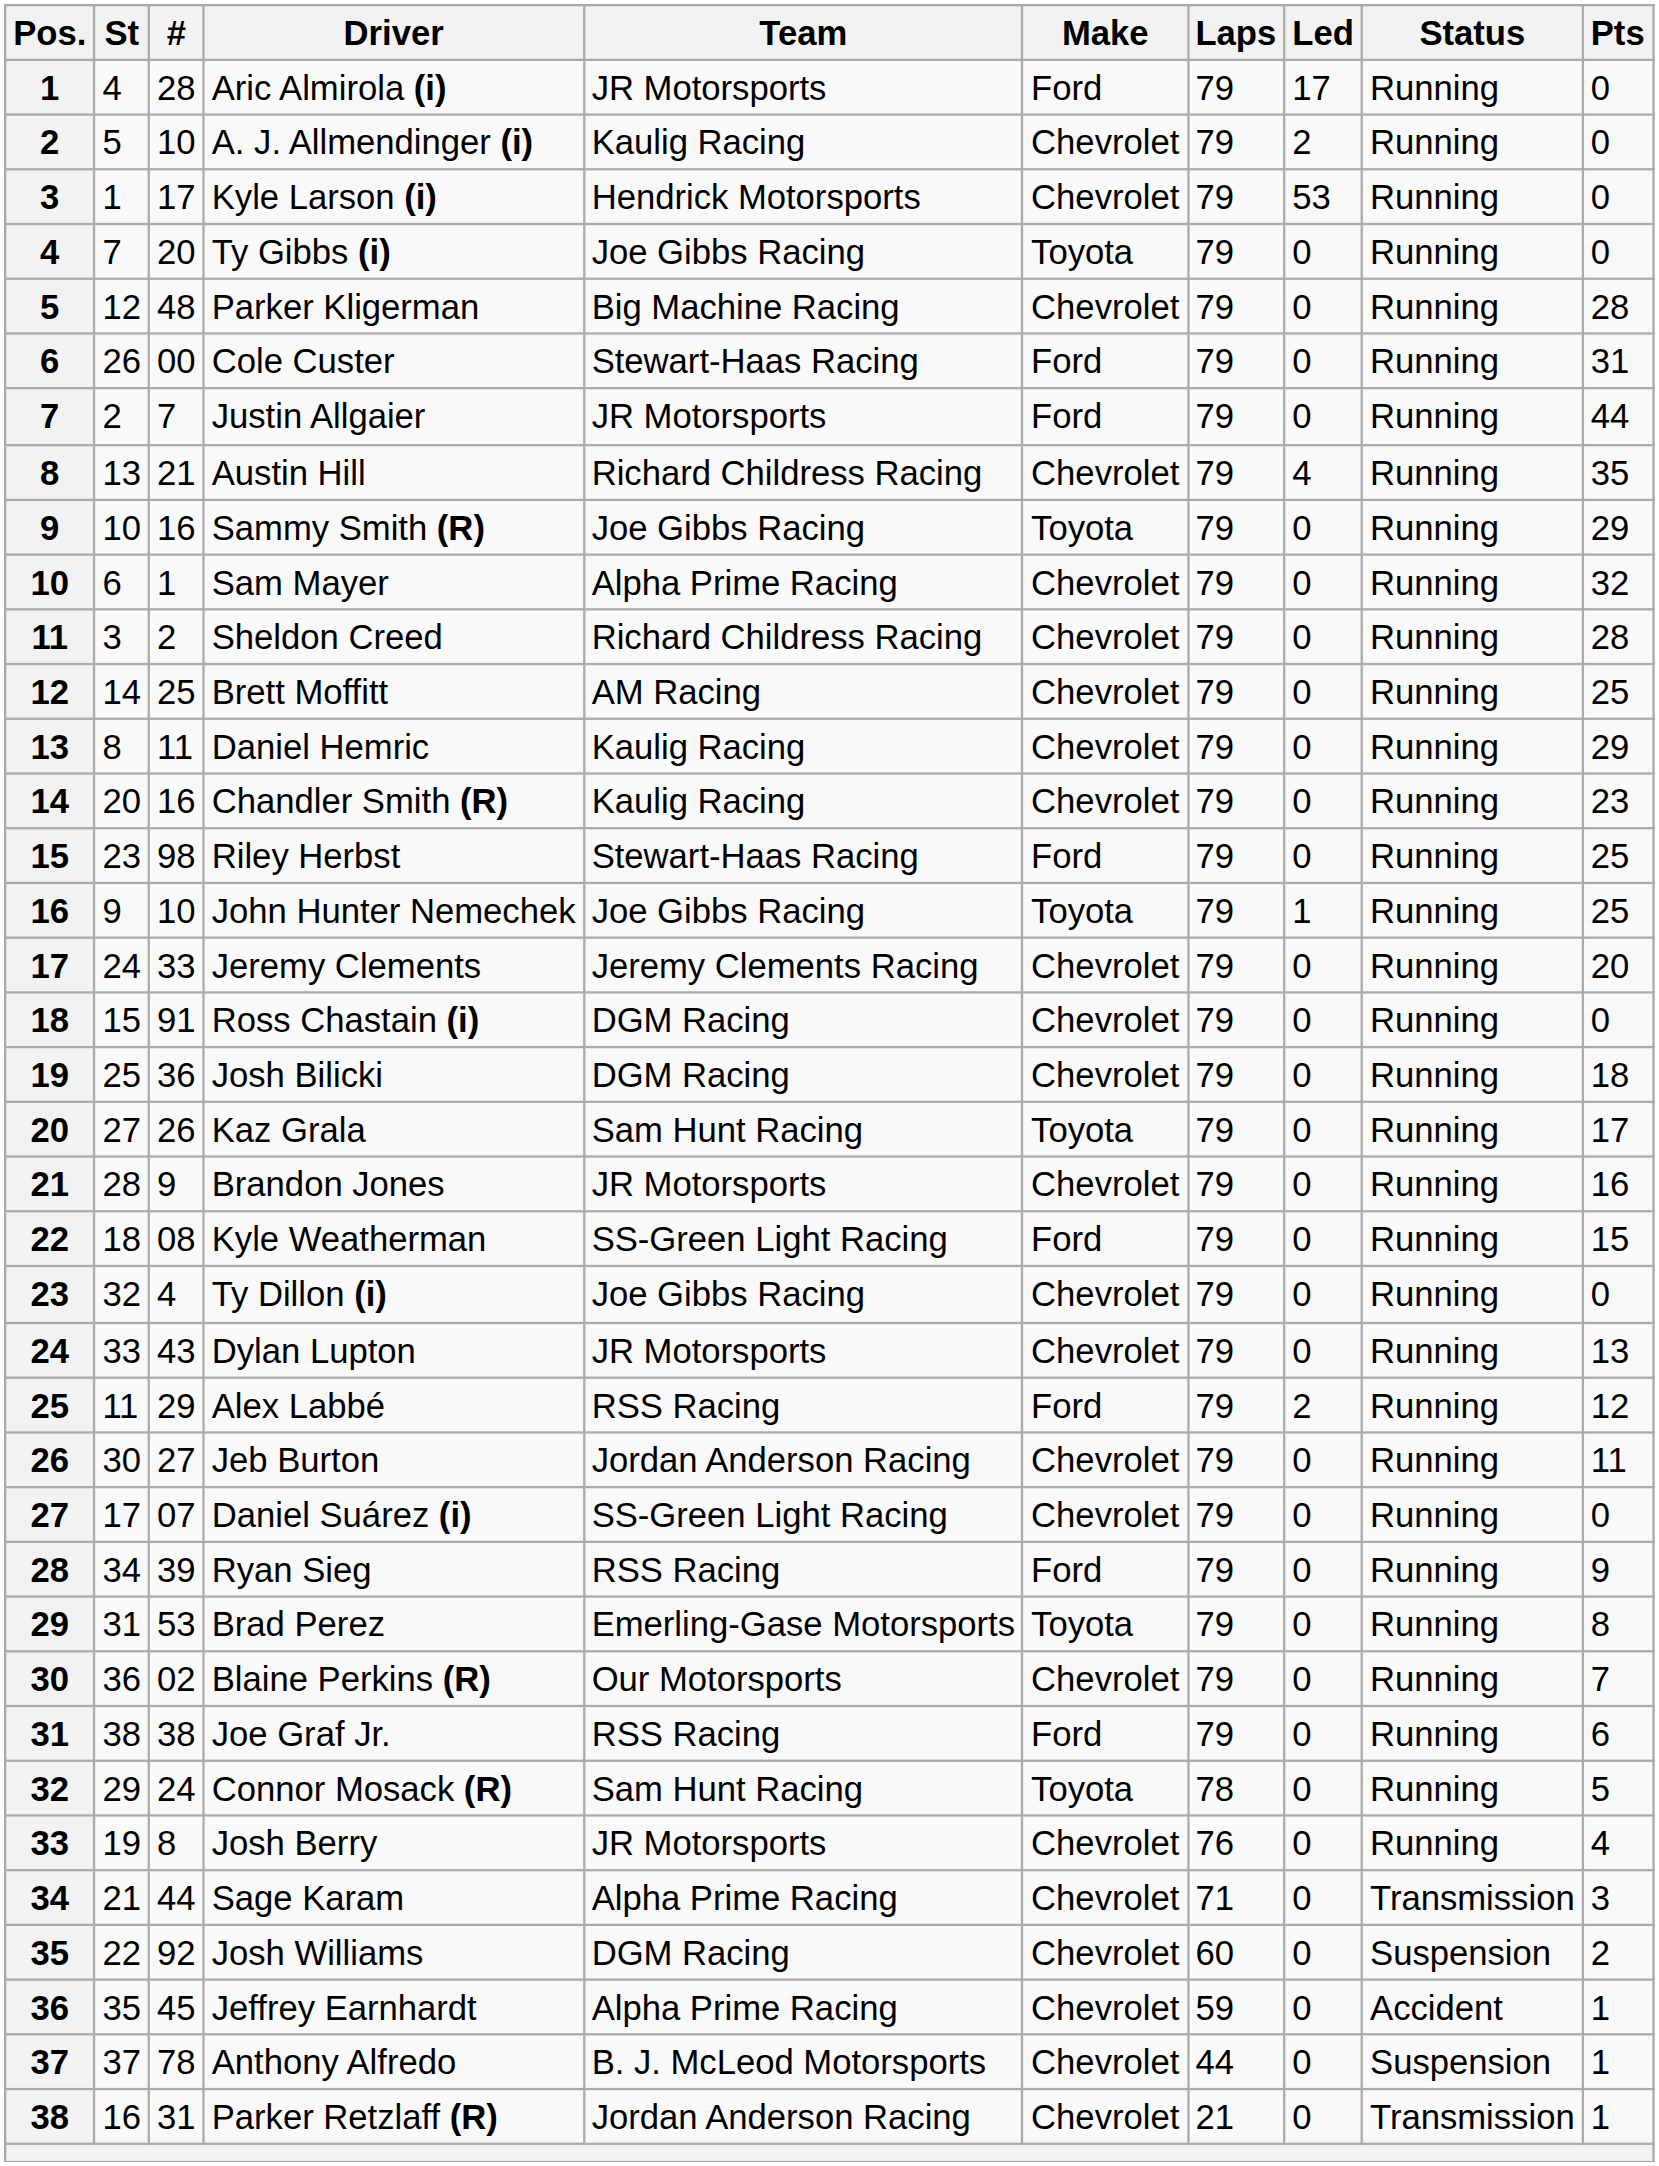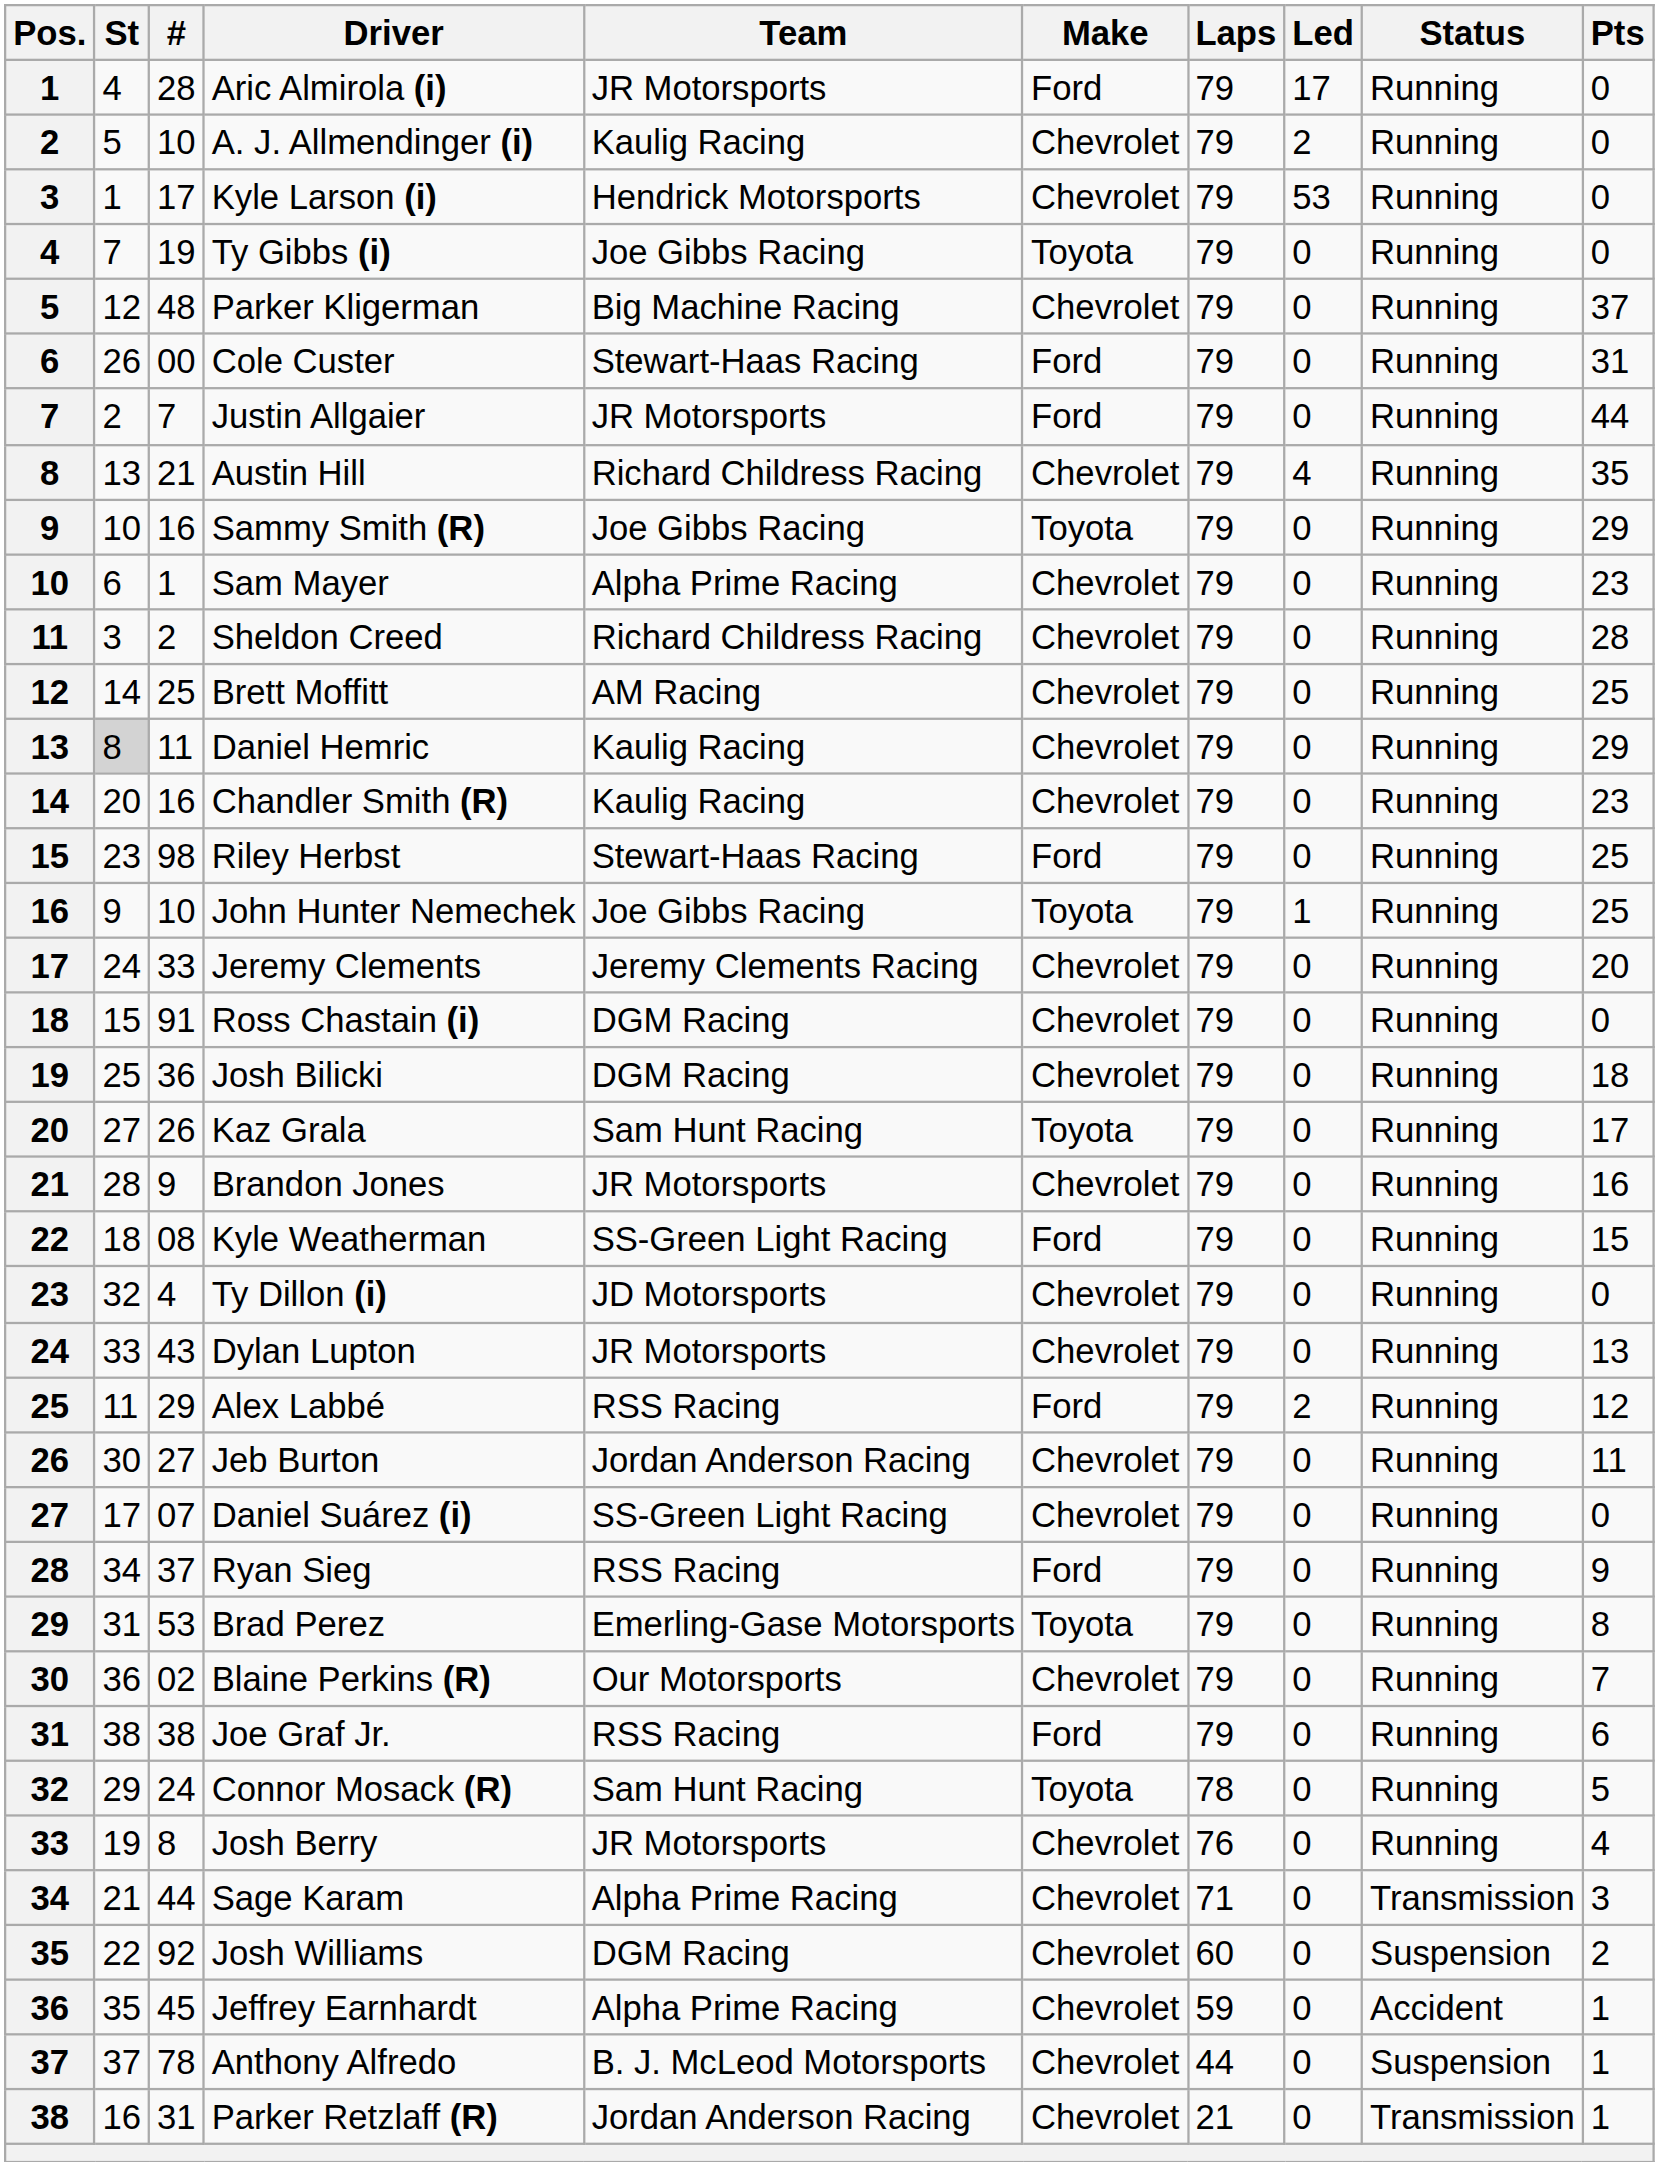(176, 252) 20 -> (176, 252) 19
(1610, 307) 28 -> (1610, 307) 37
(1610, 581) 32 -> (1610, 581) 23
(112, 746) no background -> (112, 746) lightgrey background
(728, 1295) Joe Gibbs Racing -> (709, 1295) JD Motorsports
(176, 1569) 39 -> (176, 1569) 37
